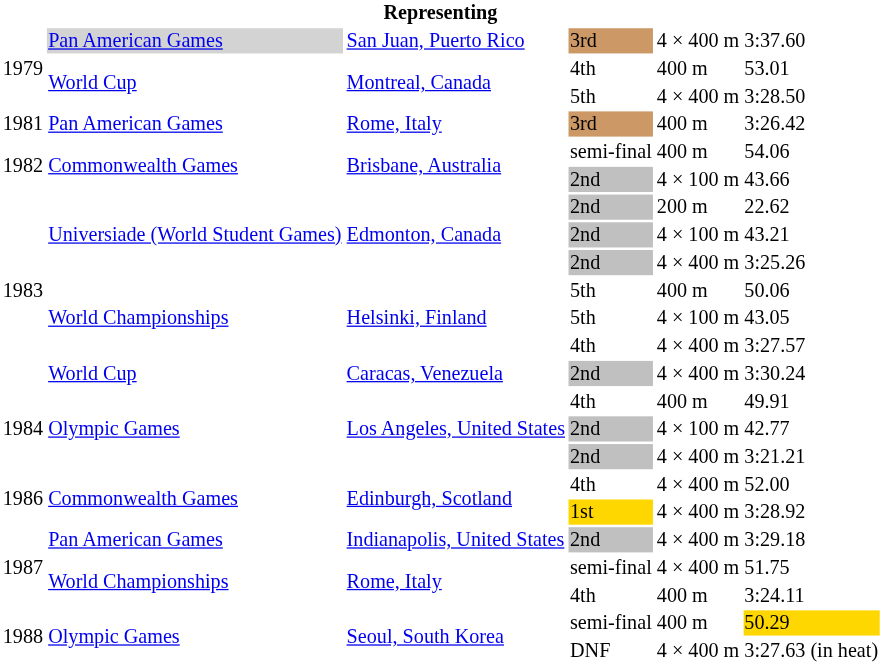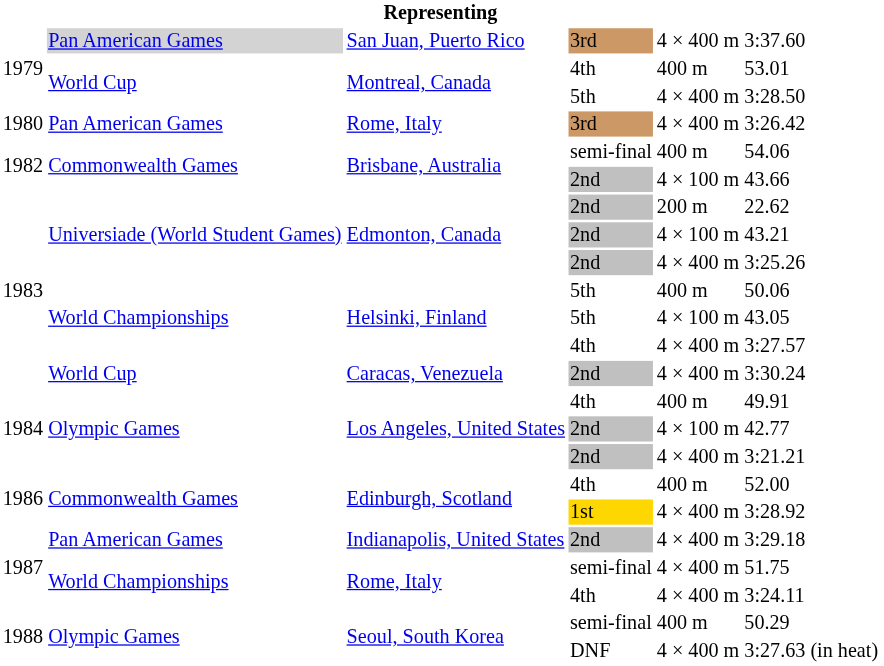(23, 123) 1981 -> (23, 123) 1980
(682, 123) 400 m -> (698, 123) 4 × 400 m
(698, 484) 4 × 400 m -> (682, 484) 400 m
(682, 595) 400 m -> (698, 595) 4 × 400 m
(767, 622) gold background -> (767, 622) no background
